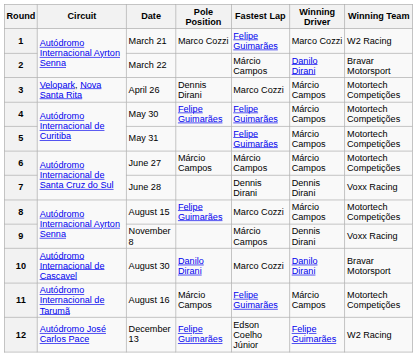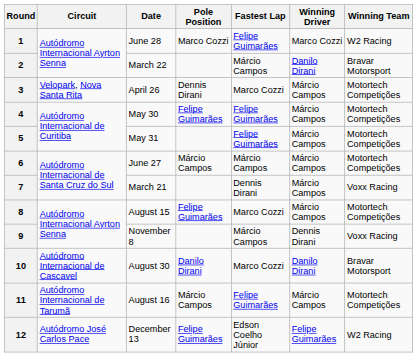(148, 41) March 21 -> (145, 41) June 28
(145, 187) June 28 -> (148, 187) March 21
(306, 187) Dennis Dirani -> (309, 187) Márcio Campos
